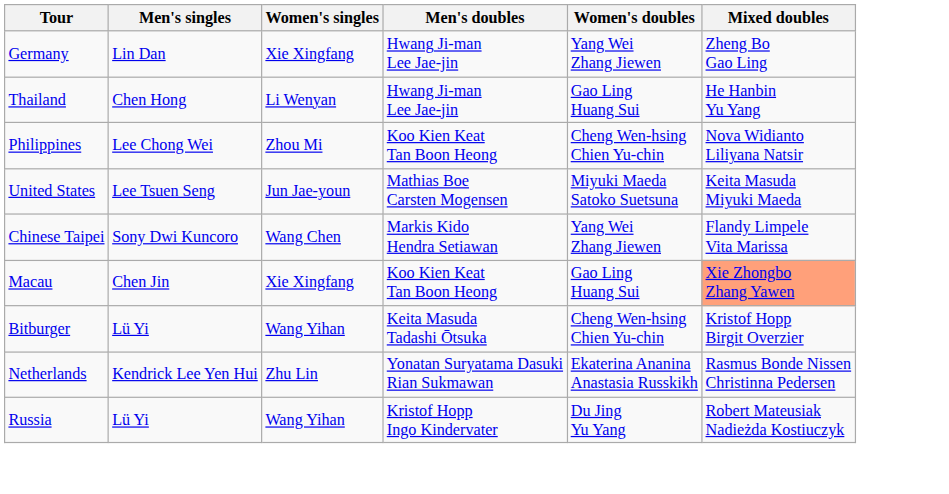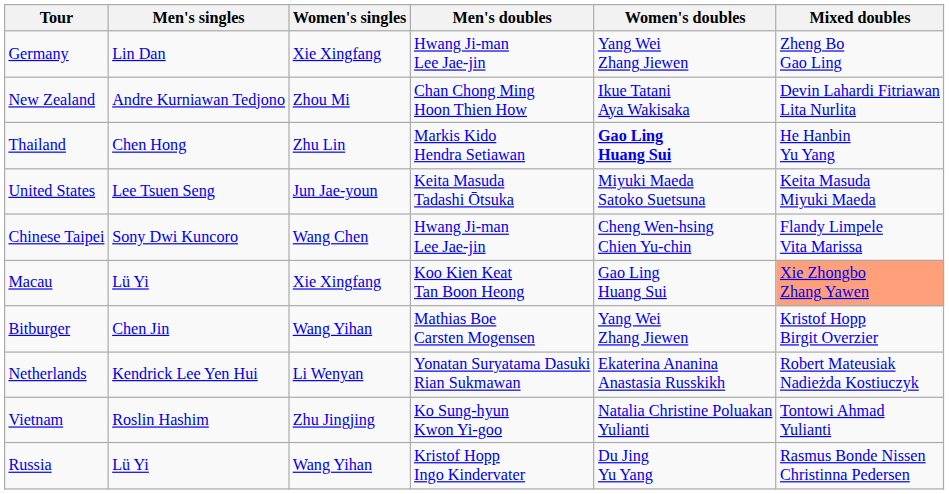+ row: (52, 99)
(301, 99) Li Wenyan -> (319, 145) Zhu Lin
(434, 99) Hwang Ji-man Lee Jae-jin -> (470, 145) Markis Kido Hendra Setiawan
(605, 99) normal -> (635, 145) bold
- row: (45, 145)
(447, 190) Mathias Boe Carsten Mogensen -> (464, 190) Keita Masuda Tadashi Ōtsuka
(442, 236) Markis Kido Hendra Setiawan -> (461, 236) Hwang Ji-man Lee Jae-jin
(616, 236) Yang Wei Zhang Jiewen -> (656, 236) Cheng Wen-hsing Chien Yu-chin
(141, 282) Chen Jin -> (131, 282) Lü Yi
(131, 328) Lü Yi -> (141, 328) Chen Jin
(437, 328) Keita Masuda Tadashi Ōtsuka -> (475, 328) Mathias Boe Carsten Mogensen
(629, 328) Cheng Wen-hsing Chien Yu-chin -> (643, 328) Yang Wei Zhang Jiewen
(292, 373) Zhu Lin -> (328, 373) Li Wenyan
(778, 373) Rasmus Bonde Nissen Christinna Pedersen -> (849, 373) Robert Mateusiak Nadieżda Kostiuczyk
+ row: (36, 419)
(775, 419) Robert Mateusiak Nadieżda Kostiuczyk -> (853, 465) Rasmus Bonde Nissen Christinna Pedersen
